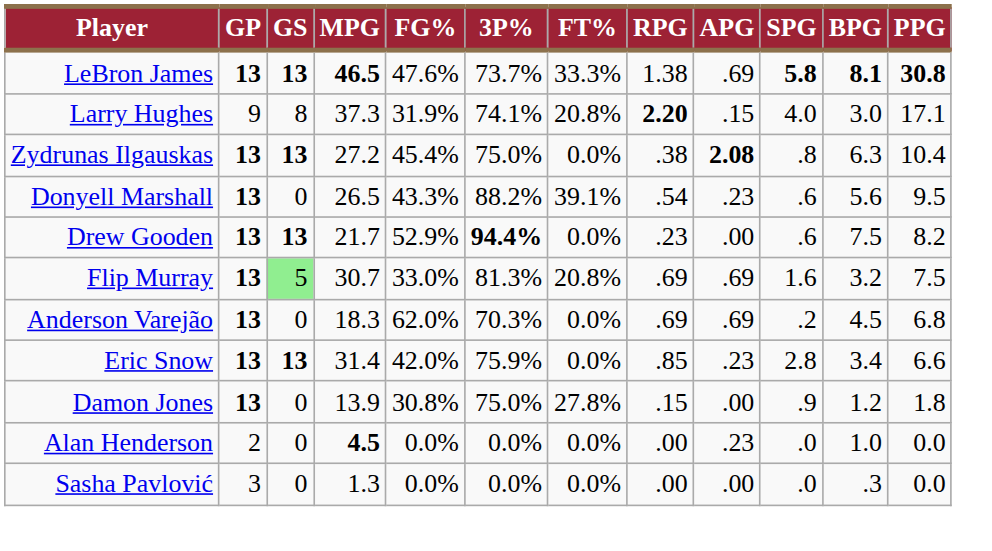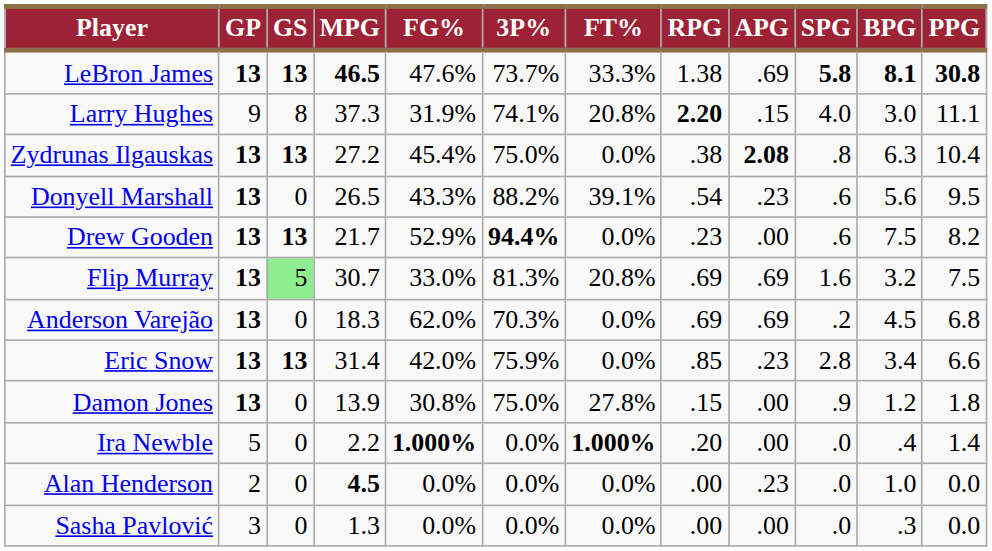(923, 113) 17.1 -> (958, 113) 11.1
+ row: (155, 442)
